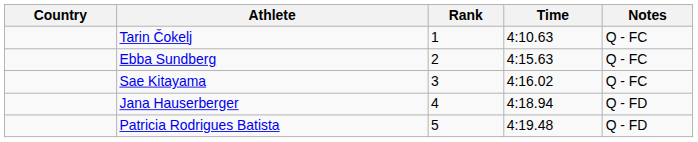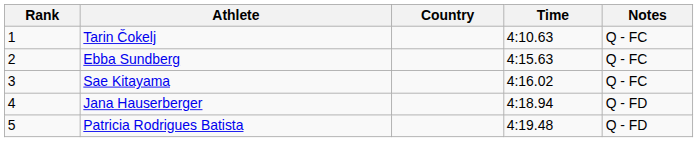columns swapped: (466, 15) <-> (60, 15)
